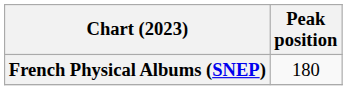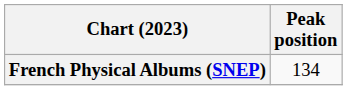(306, 69) 180 -> (306, 69) 134
